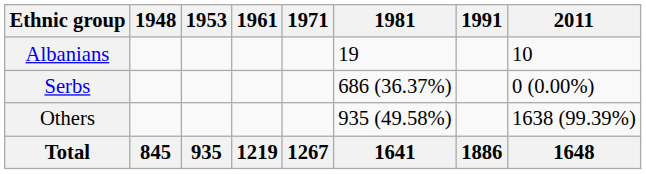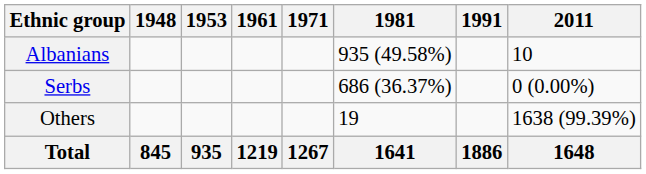(348, 53) 19 -> (395, 53) 935 (49.58%)
(395, 119) 935 (49.58%) -> (348, 119) 19
